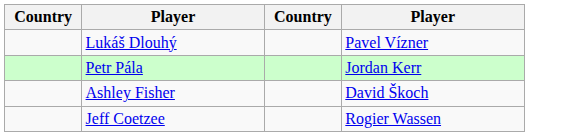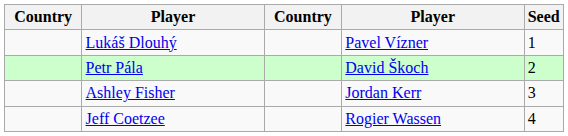+ column: (544, 17)
(383, 67) Jordan Kerr -> (387, 67) David Škoch
(387, 93) David Škoch -> (383, 93) Jordan Kerr
